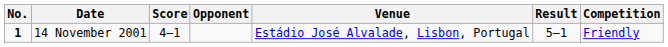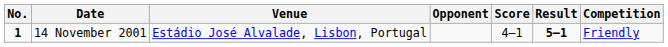columns swapped: (392, 14) <-> (170, 14)
(556, 33) normal -> (556, 33) bold
